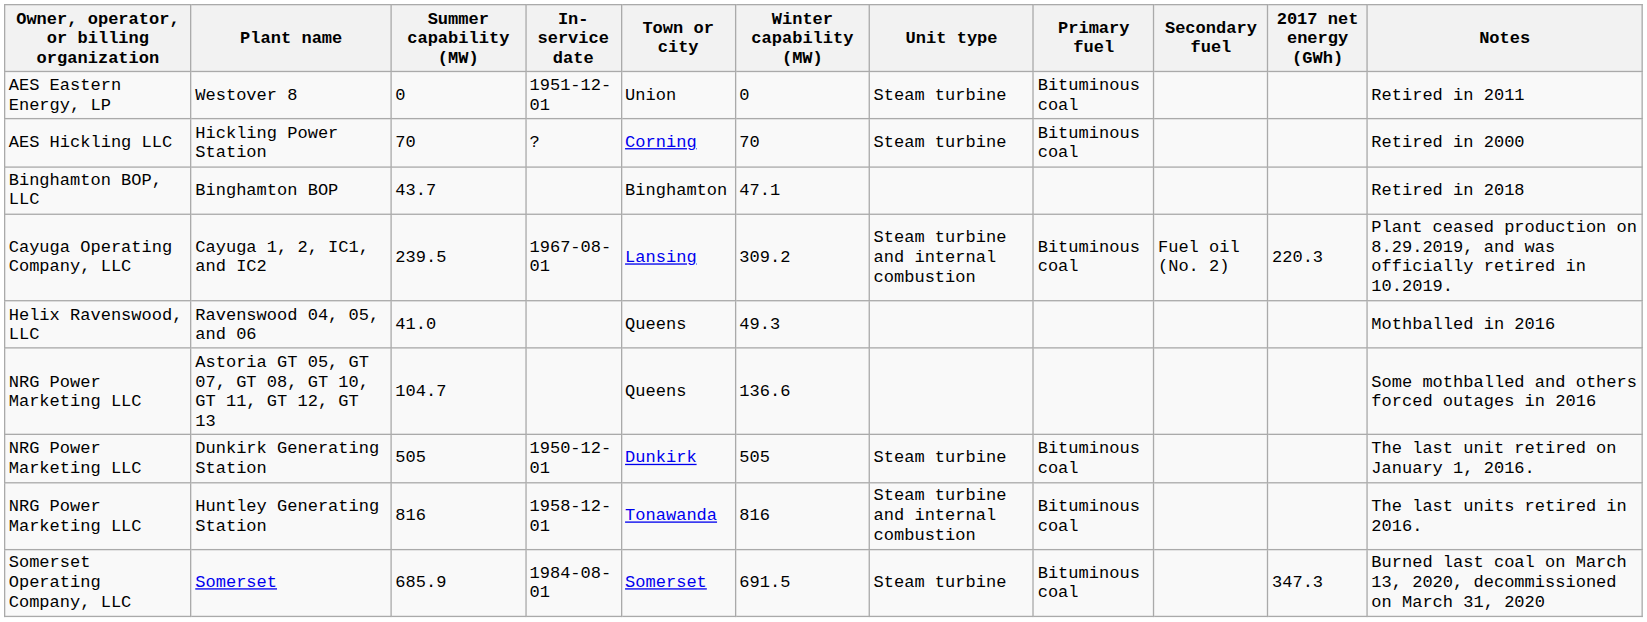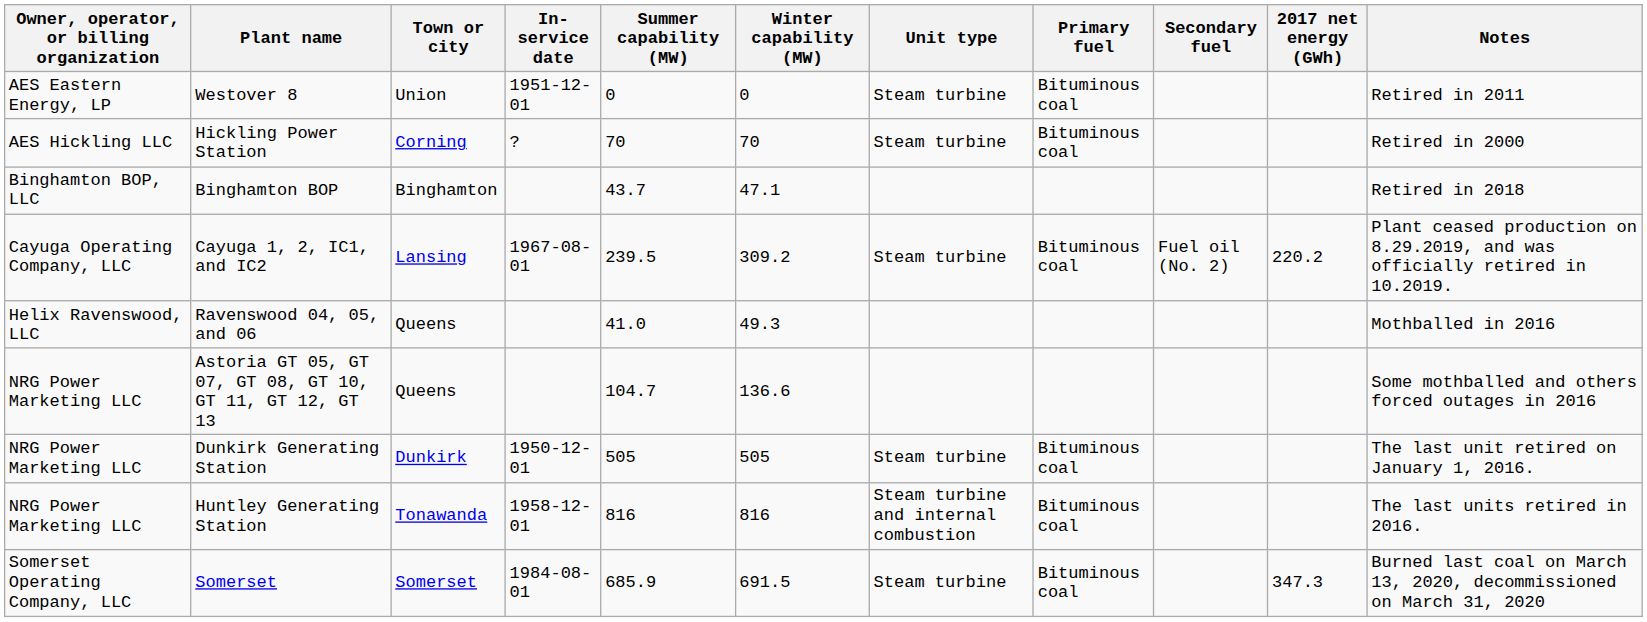columns swapped: (678, 38) <-> (458, 38)
(940, 257) Steam turbine and internal combustion -> (940, 257) Steam turbine
(1298, 257) 220.3 -> (1298, 257) 220.2
